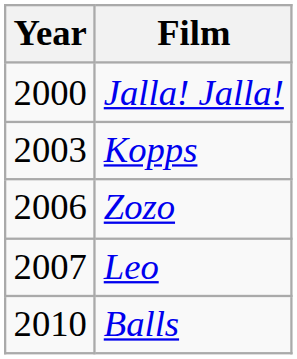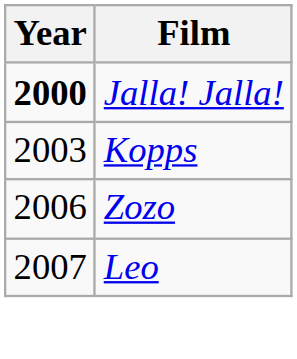(50, 91) normal -> (50, 91) bold
- row: (141, 324)
